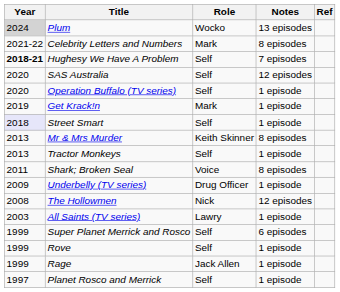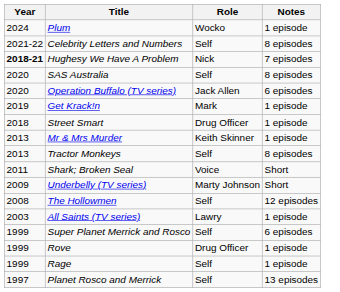- column: (325, 12)
(18, 28) lightgrey background -> (18, 28) no background
(285, 28) 13 episodes -> (286, 28) 1 episode
(206, 43) Mark -> (203, 43) Self
(203, 59) Self -> (205, 59) Nick
(285, 75) 12 episodes -> (289, 75) 8 episodes
(203, 91) Self -> (217, 91) Jack Allen
(280, 91) 1 episode -> (289, 91) 6 episodes
(18, 122) lavender background -> (18, 122) no background
(203, 122) Self -> (222, 122) Drug Officer
(283, 138) 8 episodes -> (286, 138) 1 episode
(280, 153) 1 episode -> (289, 153) 8 episodes
(283, 169) 8 episodes -> (276, 169) Short
(222, 185) Drug Officer -> (227, 185) Marty Johnson
(280, 185) 1 episode -> (276, 185) Short
(205, 201) Nick -> (203, 201) Self
(203, 248) Self -> (222, 248) Drug Officer
(217, 264) Jack Allen -> (203, 264) Self
(280, 279) 1 episode -> (291, 279) 13 episodes
